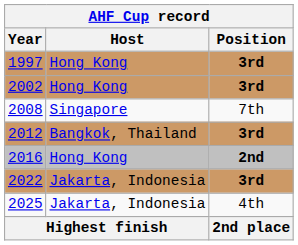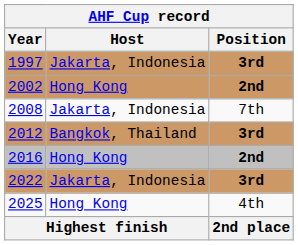(88, 63) Hong Kong -> (127, 63) Jakarta, Indonesia
(251, 87) 3rd -> (251, 87) 2nd
(88, 110) Singapore -> (127, 110) Jakarta, Indonesia
(127, 204) Jakarta, Indonesia -> (88, 204) Hong Kong
